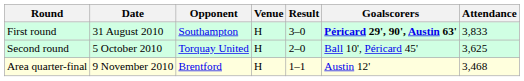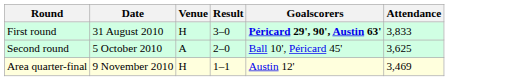- column: (214, 13)
(258, 48) H -> (182, 48) A
(475, 66) 3,468 -> (399, 66) 3,469
